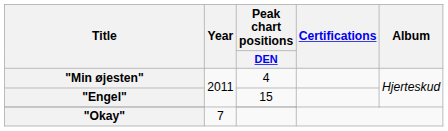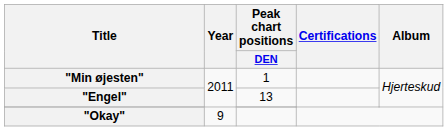(266, 78) 4 -> (266, 78) 1
(266, 97) 15 -> (266, 97) 13
(220, 116) 7 -> (220, 116) 9
